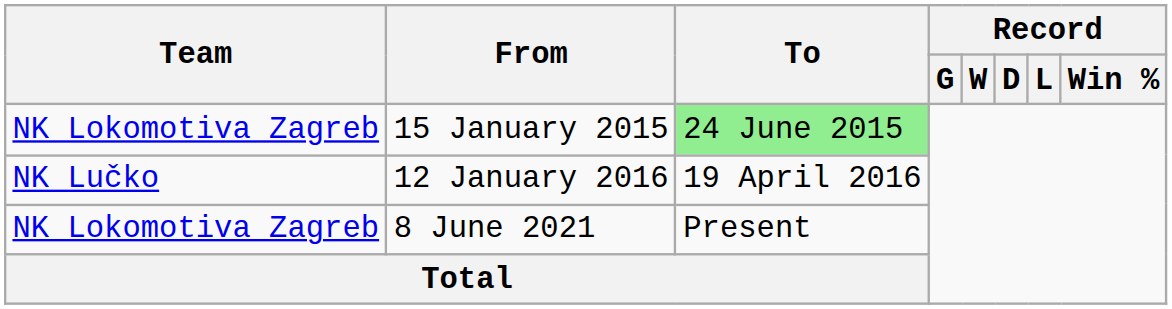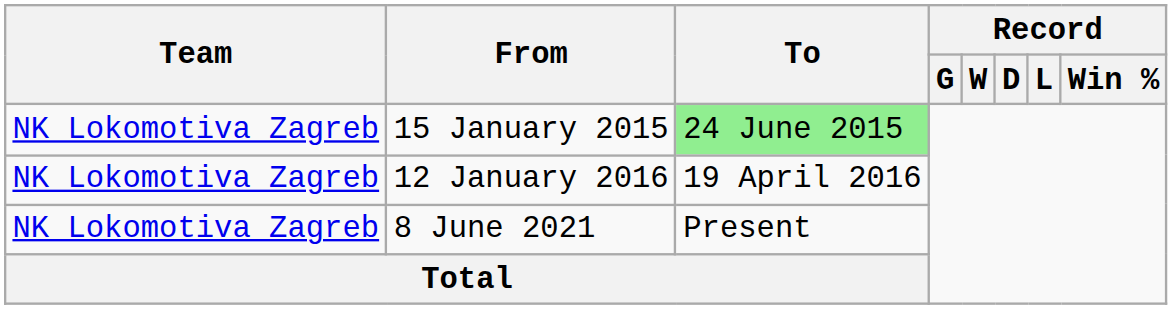(86, 179) NK Lučko -> (196, 179) NK Lokomotiva Zagreb
